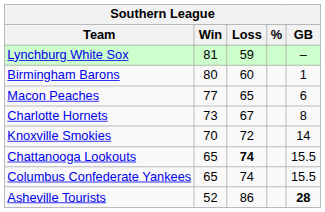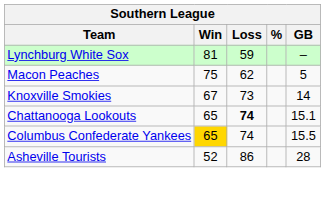- row: (64, 75)
(210, 95) 77 -> (210, 75) 75
(247, 95) 65 -> (247, 75) 62
(303, 95) 6 -> (303, 75) 5
- row: (58, 116)
(210, 136) 70 -> (210, 95) 67
(247, 136) 72 -> (247, 95) 73
(303, 156) 15.5 -> (303, 116) 15.1
(210, 177) no background -> (210, 136) gold background
(303, 197) bold -> (303, 156) normal
